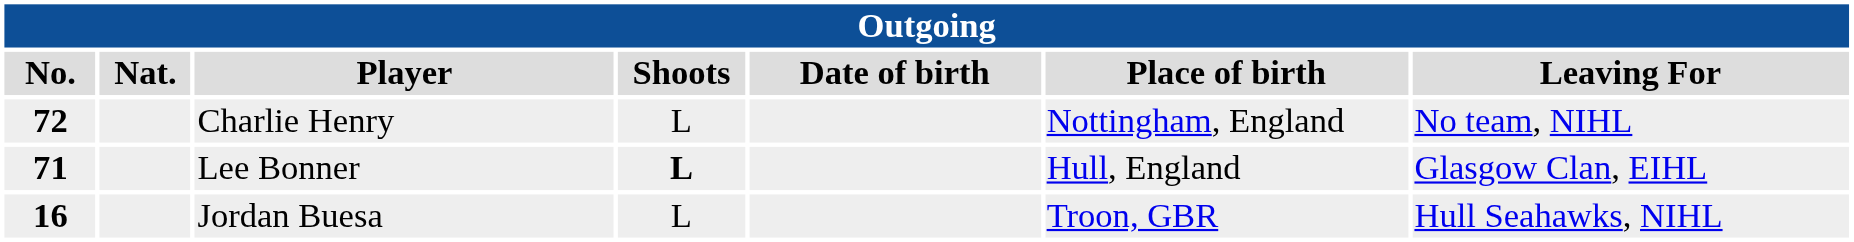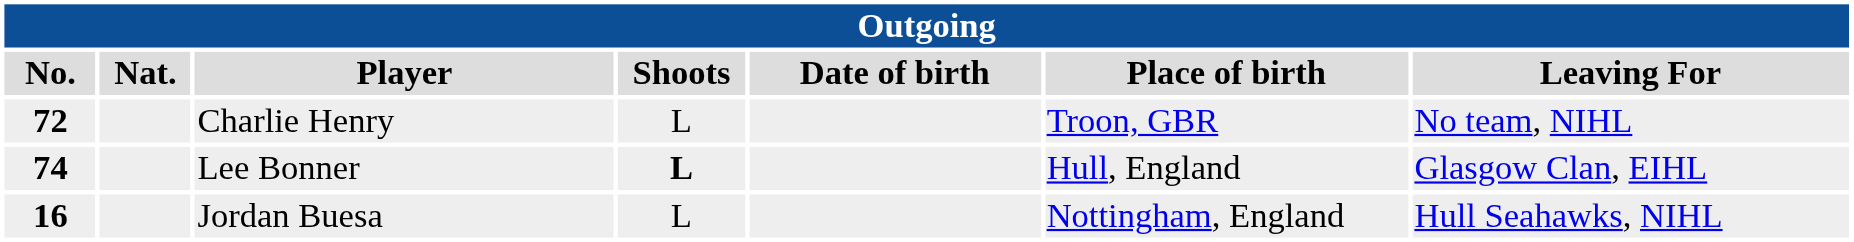(1195, 120) Nottingham, England -> (1132, 120) Troon, GBR
(50, 167) 71 -> (50, 167) 74
(1132, 215) Troon, GBR -> (1195, 215) Nottingham, England
